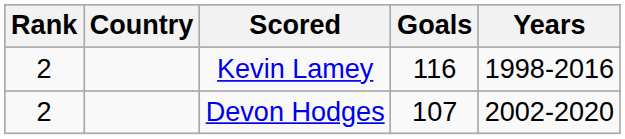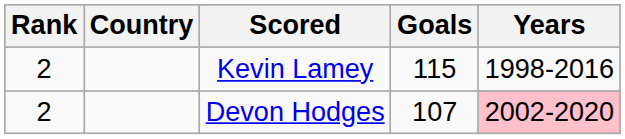(435, 68) 116 -> (435, 68) 115
(549, 111) no background -> (549, 111) pink background
